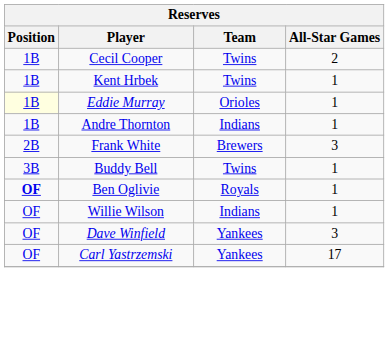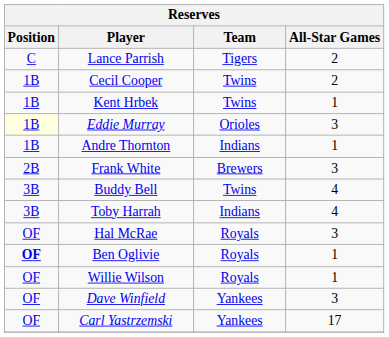+ row: (126, 59)
(335, 102) 1 -> (335, 124) 3
(335, 168) 1 -> (335, 189) 4
+ row: (126, 211)
+ row: (126, 233)
(240, 211) Indians -> (240, 277) Royals
